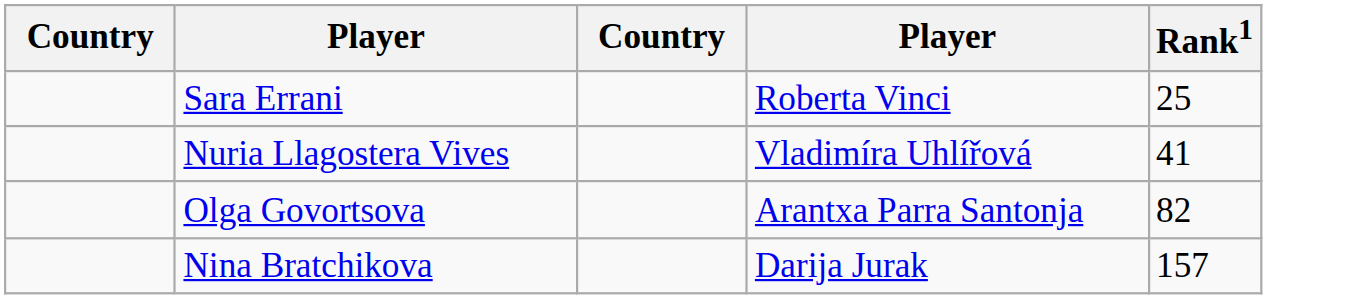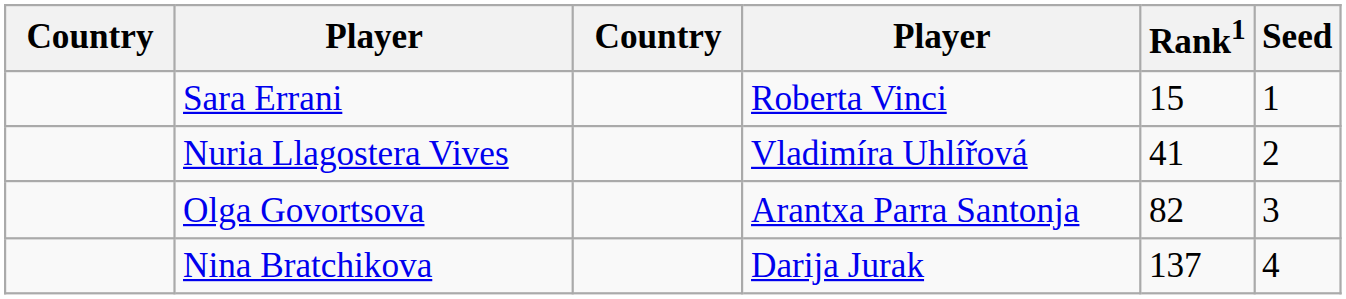+ column: (1297, 37)
(1174, 97) 25 -> (1166, 97) 15
(1183, 265) 157 -> (1175, 265) 137
